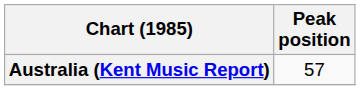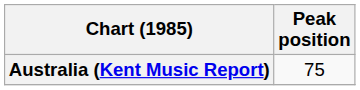(314, 69) 57 -> (314, 69) 75
